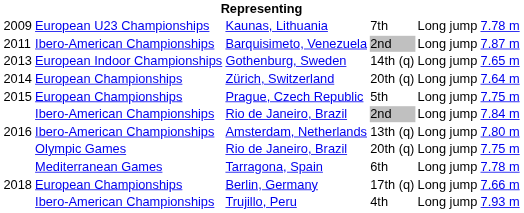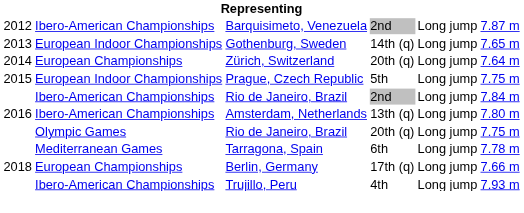- row: (277, 26)
(17, 43) 2011 -> (18, 26) 2012
(109, 96) European Championships -> (129, 79) European Indoor Championships
